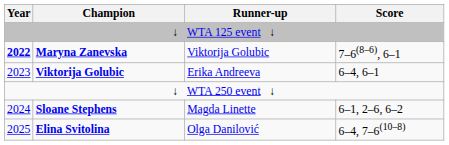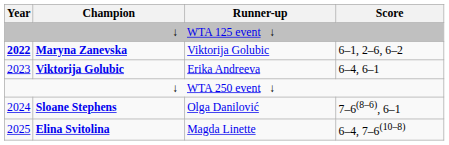(370, 52) 7–6(8–6), 6–1 -> (371, 50) 6–1, 2–6, 6–2
(221, 109) Magda Linette -> (223, 107) Olga Danilović
(371, 109) 6–1, 2–6, 6–2 -> (370, 107) 7–6(8–6), 6–1
(223, 129) Olga Danilović -> (221, 129) Magda Linette
